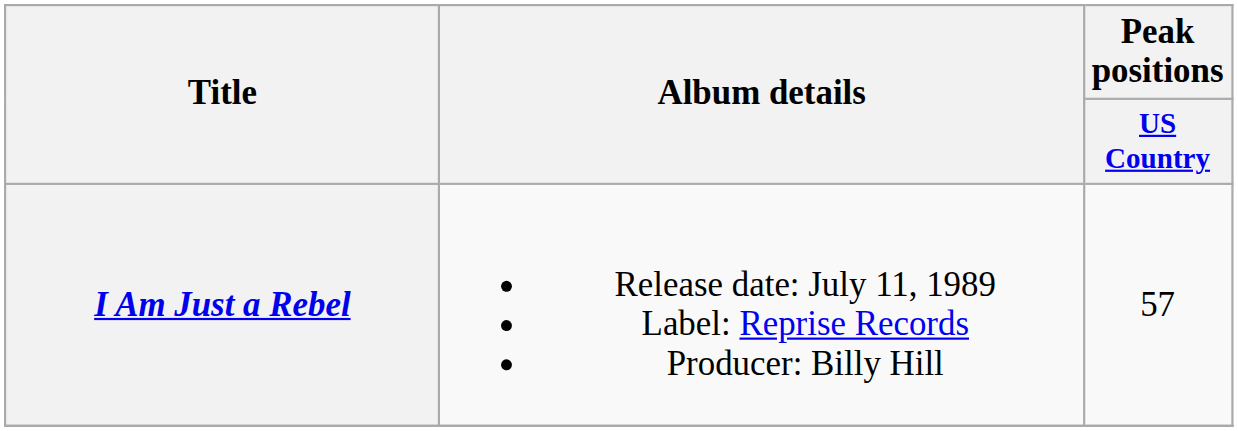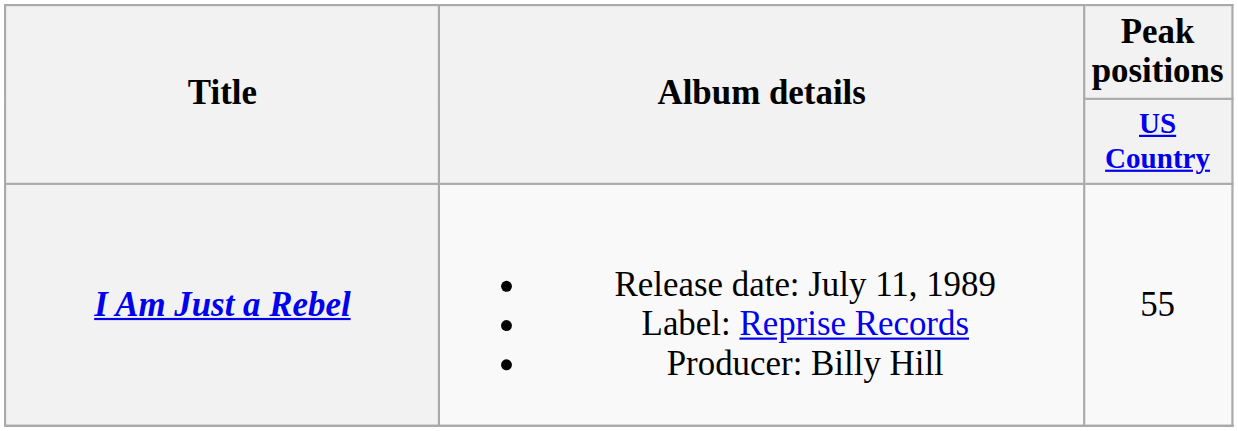(1158, 303) 57 -> (1158, 303) 55
